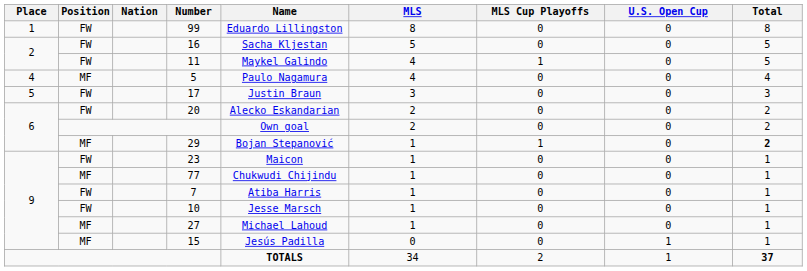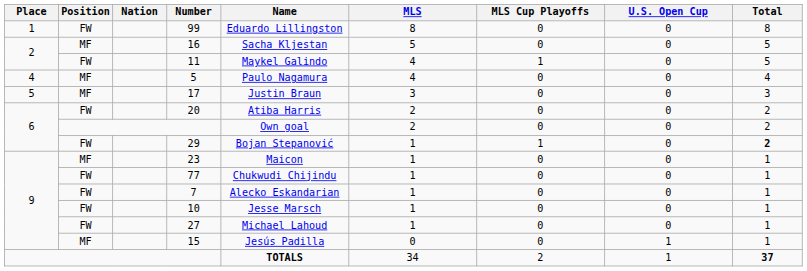(86, 46) FW -> (86, 46) MF
(86, 95) FW -> (86, 95) MF
(285, 111) Alecko Eskandarian -> (285, 111) Atiba Harris
(86, 144) MF -> (86, 144) FW
(86, 160) FW -> (86, 160) MF
(86, 176) MF -> (86, 176) FW
(285, 193) Atiba Harris -> (285, 193) Alecko Eskandarian
(86, 225) MF -> (86, 225) FW
